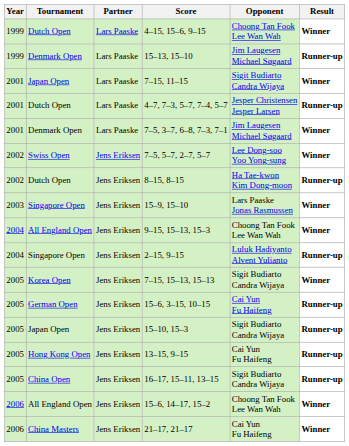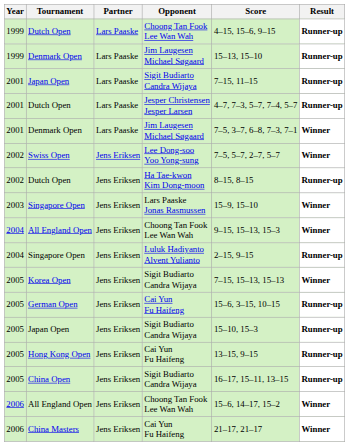columns swapped: (265, 12) <-> (186, 12)
(316, 31) Winner -> (322, 31) Runner-up
(316, 81) Winner -> (322, 81) Runner-up
